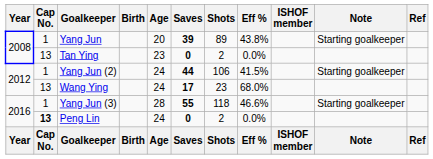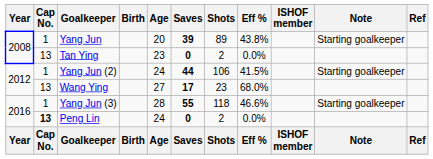(159, 88) 24 -> (159, 88) 27
